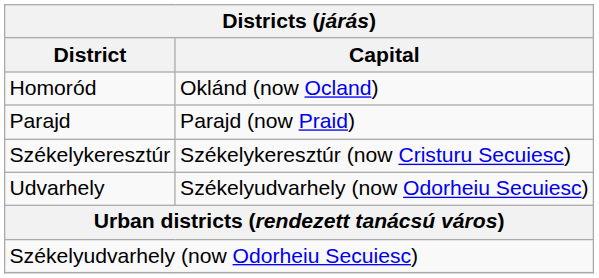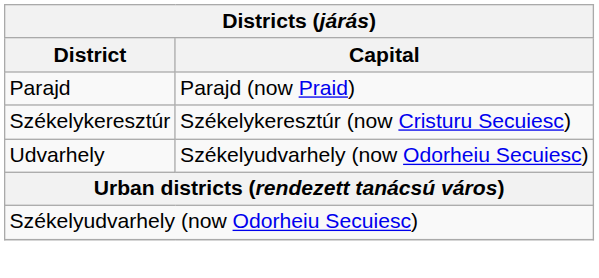- row: (53, 88)
